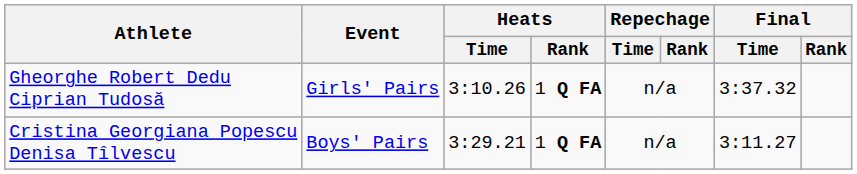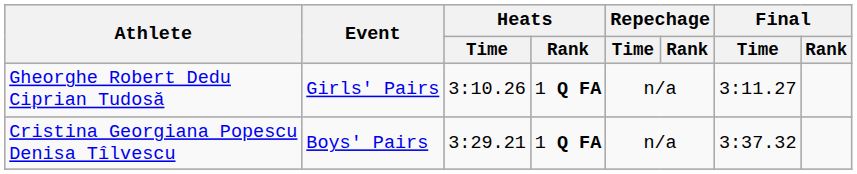(758, 90) 3:37.32 -> (758, 90) 3:11.27
(758, 143) 3:11.27 -> (758, 143) 3:37.32
